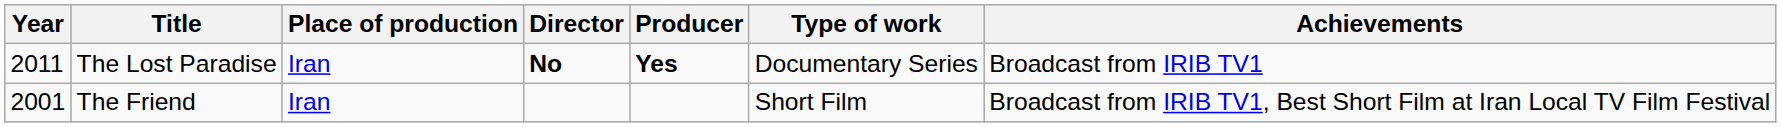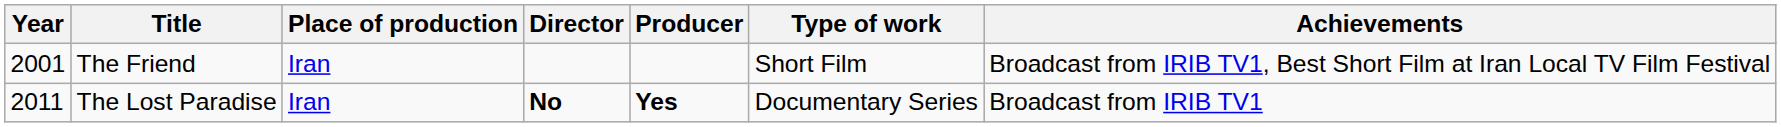rows swapped: (136, 102) <-> (177, 63)
